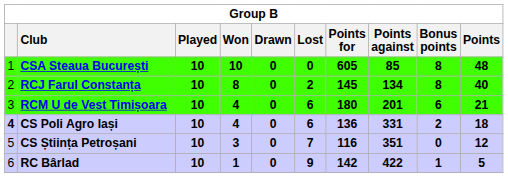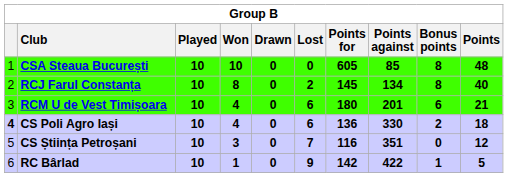(393, 124) 331 -> (393, 124) 330
